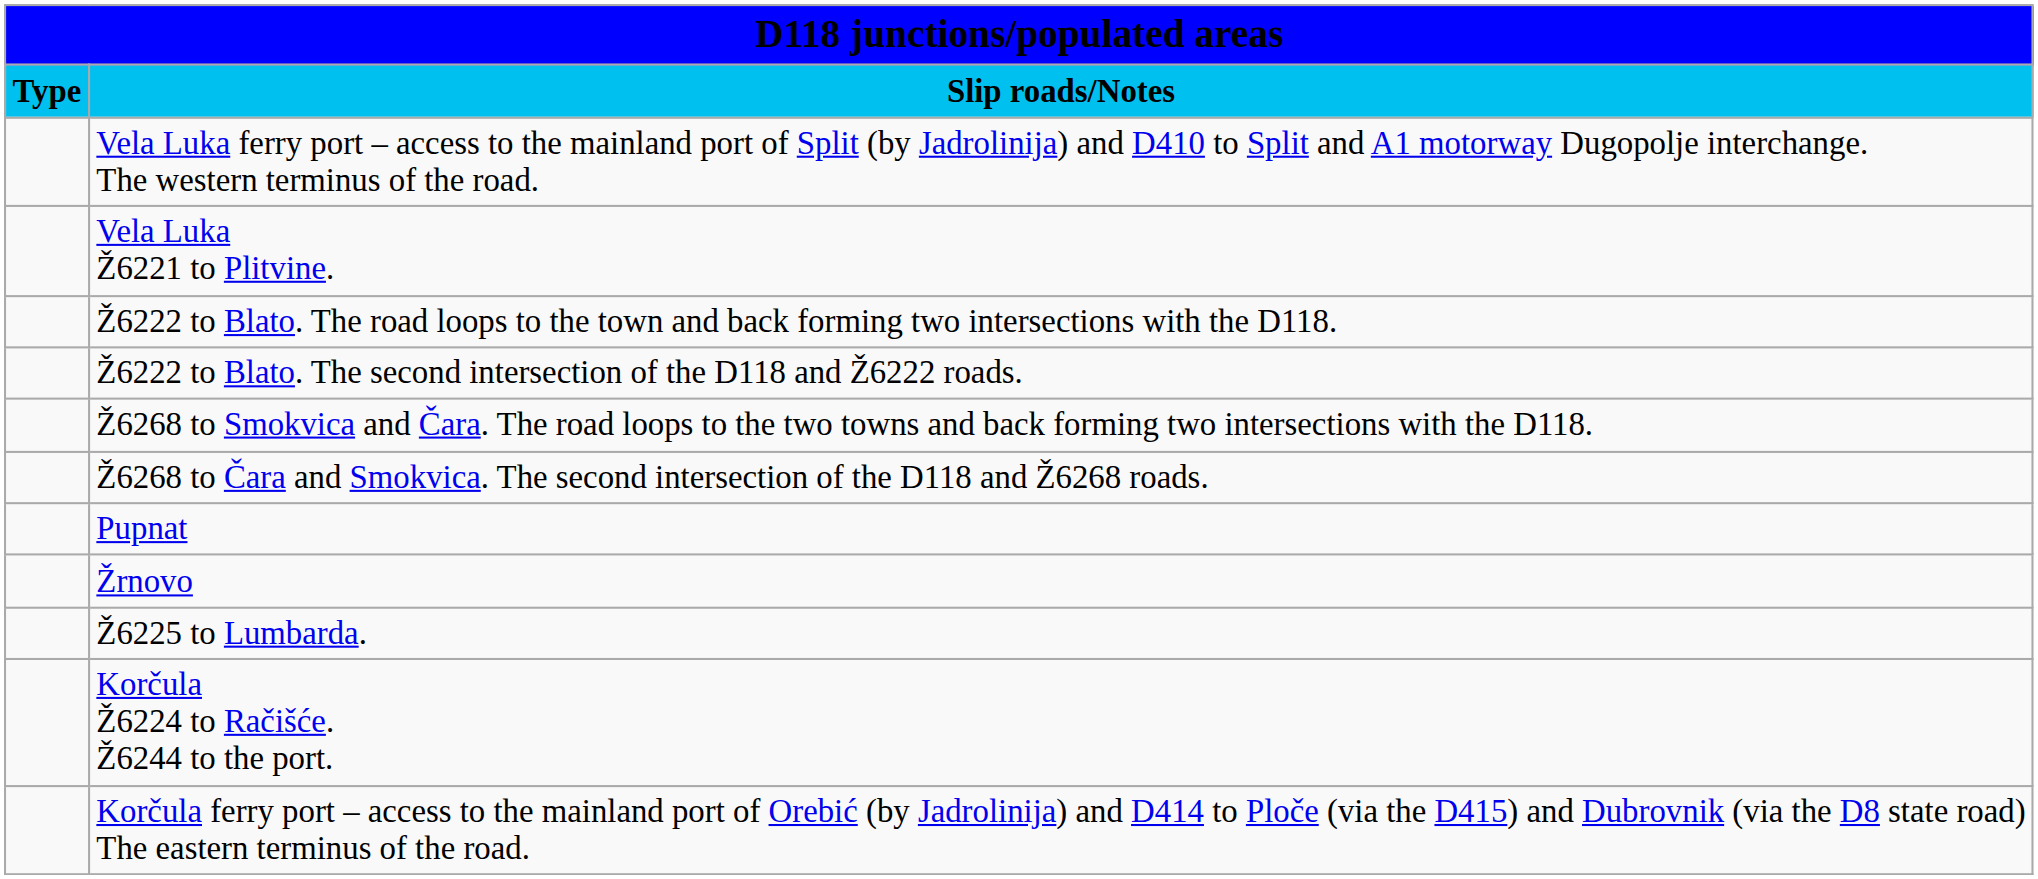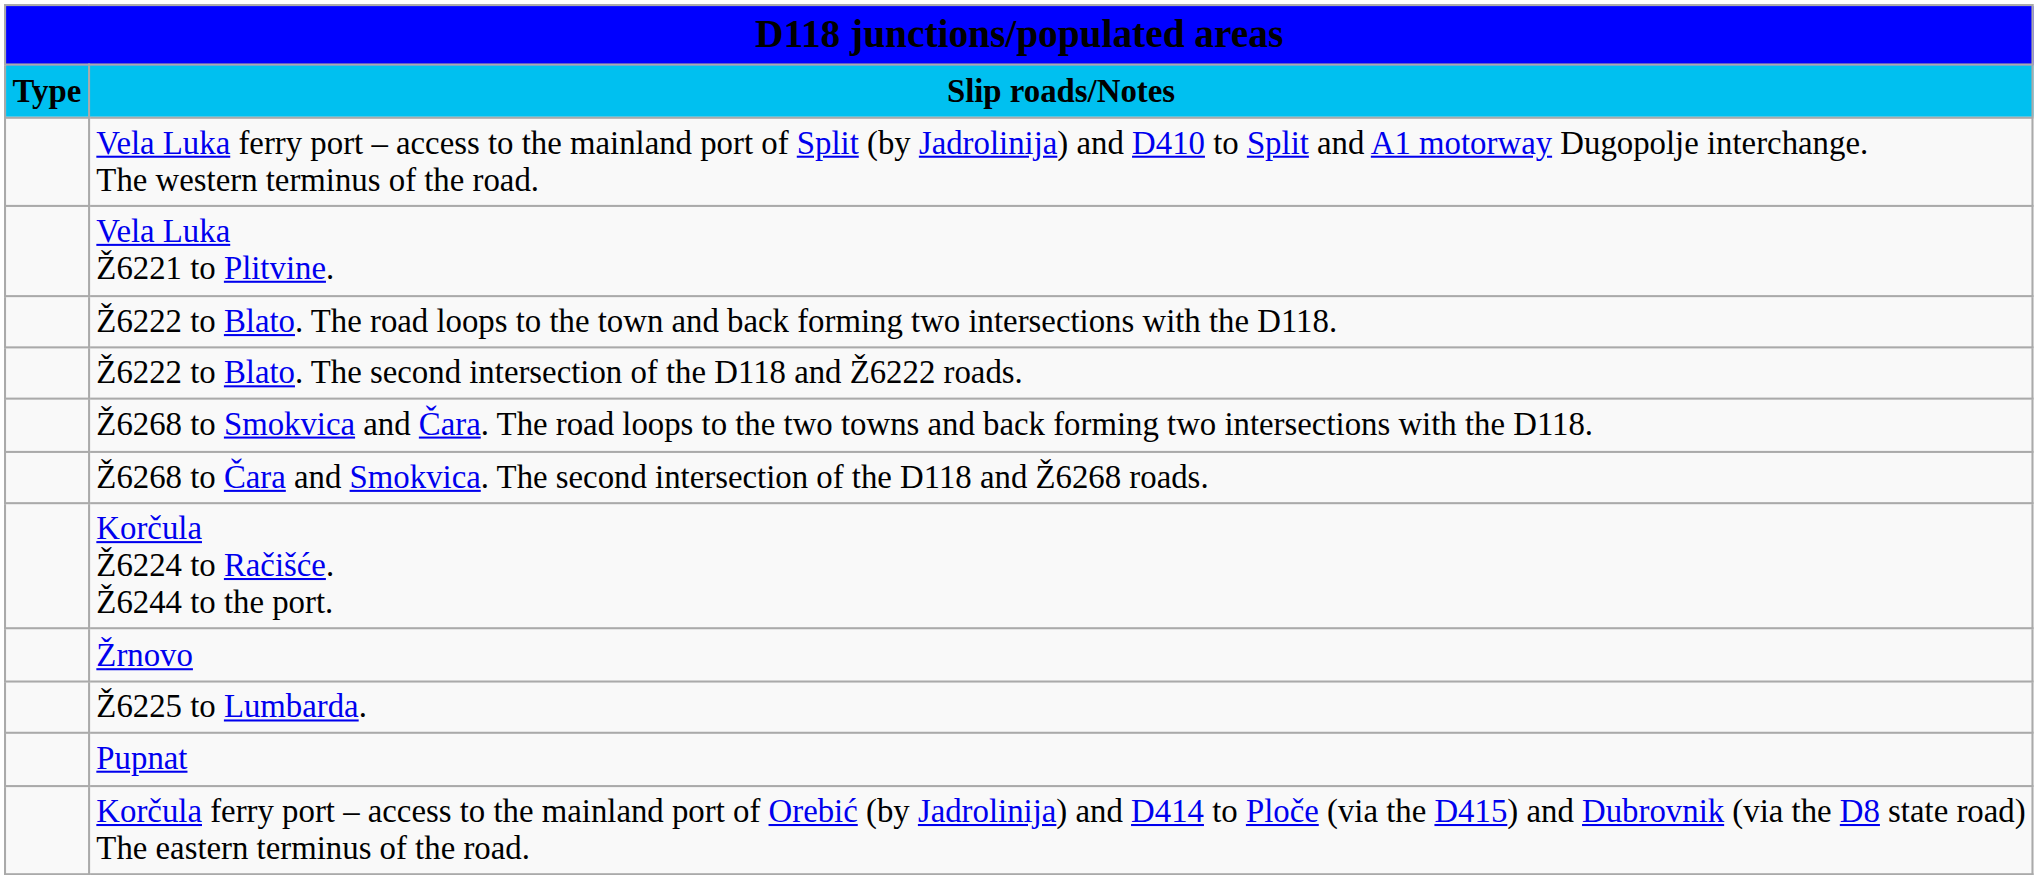rows swapped: (142, 528) <-> (215, 721)
